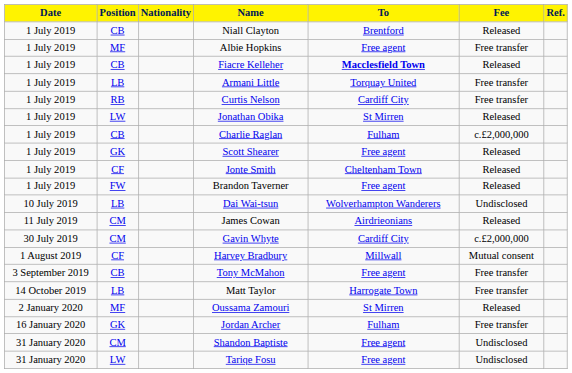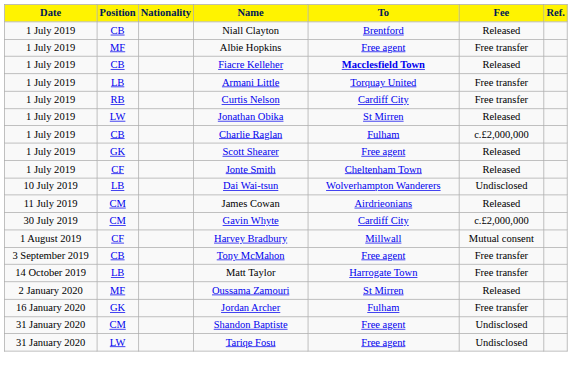- row: (251, 186)
